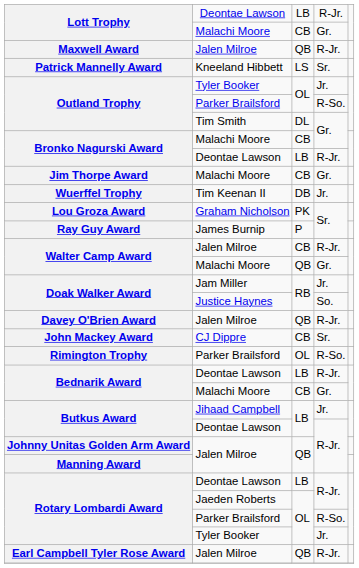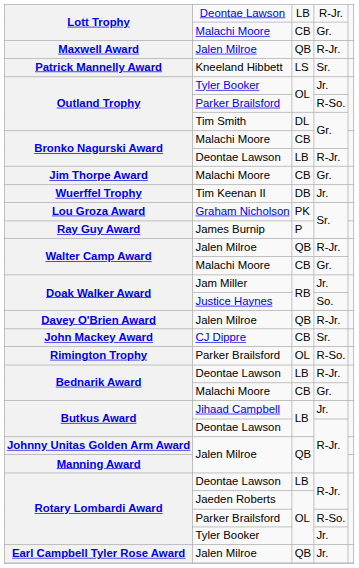(303, 247) CB -> (303, 247) QB
(303, 265) QB -> (303, 265) CB
(328, 553) R-Jr. -> (322, 553) Jr.
